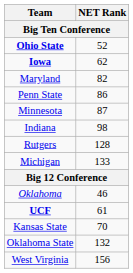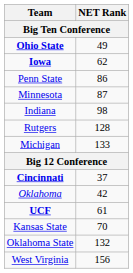(102, 45) 52 -> (102, 45) 49
- row: (40, 78)
+ row: (40, 177)
(102, 194) 46 -> (102, 194) 42
